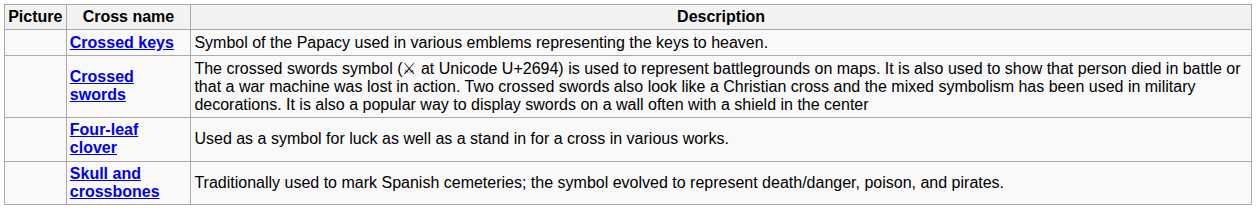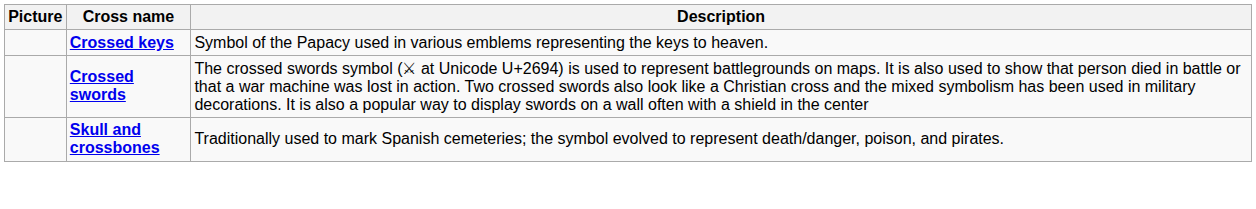- row: (104, 139)
